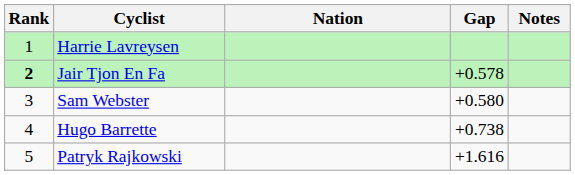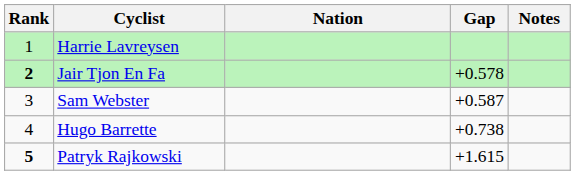(479, 101) +0.580 -> (479, 101) +0.587
(29, 156) normal -> (29, 156) bold
(479, 156) +1.616 -> (479, 156) +1.615
